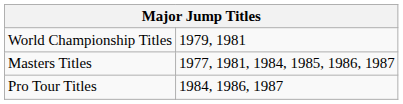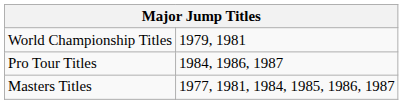rows swapped: (52, 87) <-> (50, 63)
